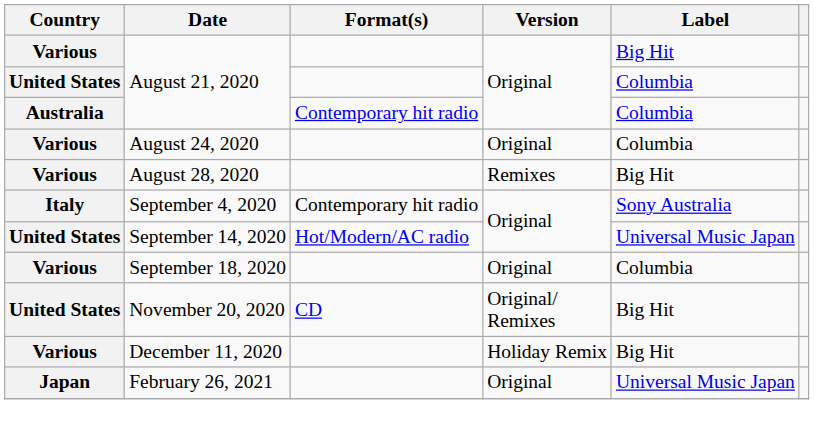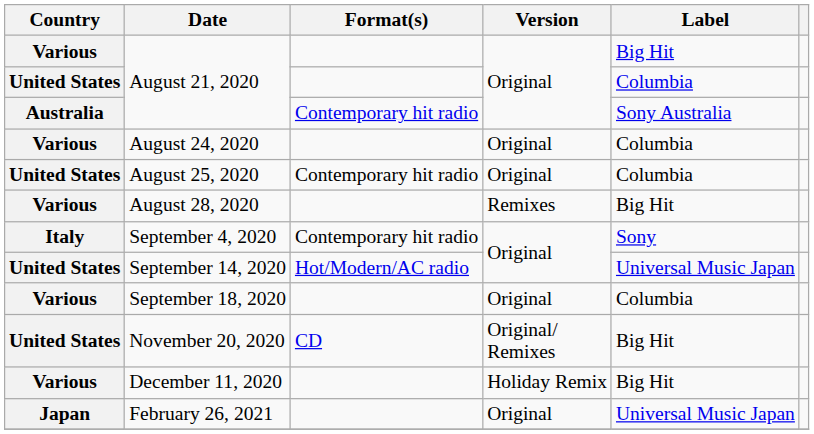(654, 112) Columbia -> (674, 112) Sony Australia
+ row: (65, 174)
(674, 205) Sony Australia -> (636, 236) Sony
